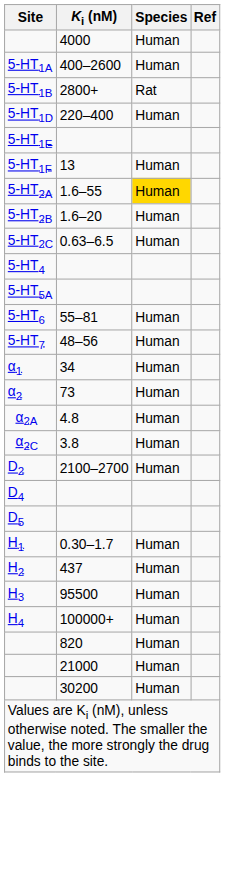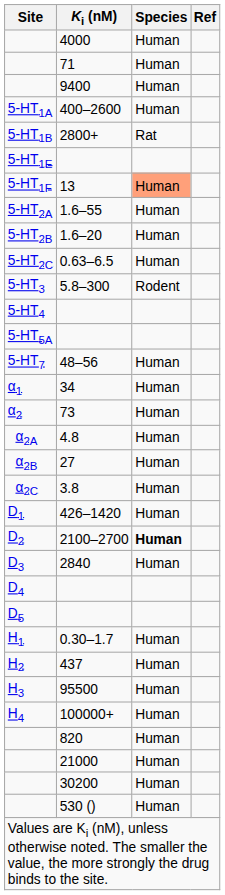+ row: (30, 63)
+ row: (30, 86)
- row: (30, 115)
(157, 166) no background -> (157, 185) lightsalmon background
(157, 191) gold background -> (157, 211) no background
+ row: (26, 286)
- row: (26, 317)
+ row: (23, 463)
+ row: (16, 513)
(157, 468) normal -> (159, 538) bold
+ row: (16, 563)
+ row: (30, 806)
